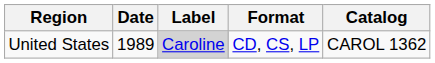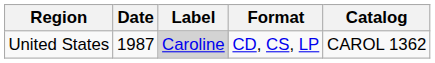(136, 44) 1989 -> (136, 44) 1987
